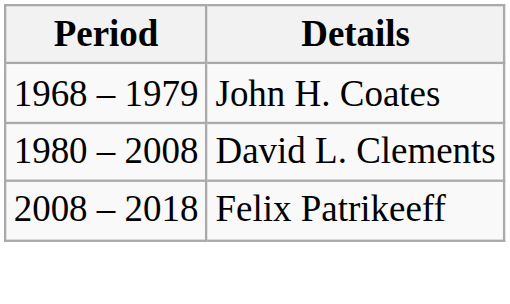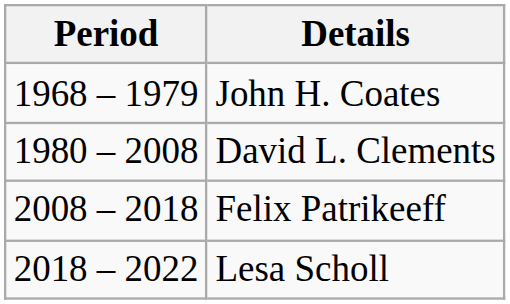+ row: (302, 268)
